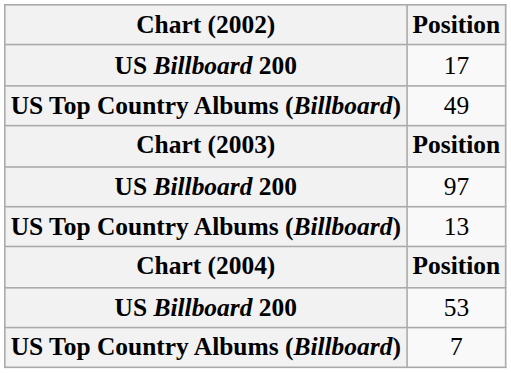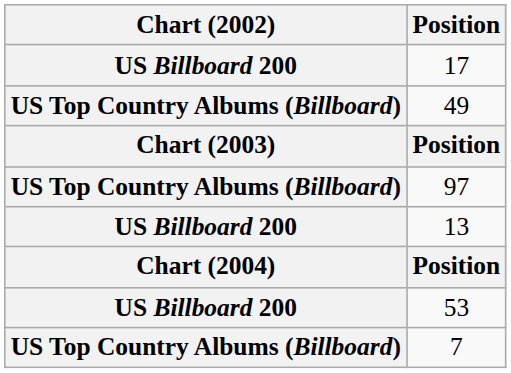(206, 186) US Billboard 200 -> (206, 186) US Top Country Albums (Billboard)
(206, 226) US Top Country Albums (Billboard) -> (206, 226) US Billboard 200
